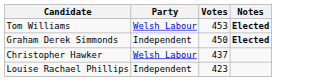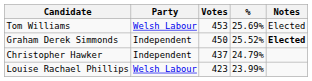+ column: (248, 12)
(251, 26) bold -> (287, 26) normal
(165, 55) Welsh Labour -> (162, 55) Independent
(162, 69) Independent -> (165, 69) Welsh Labour
